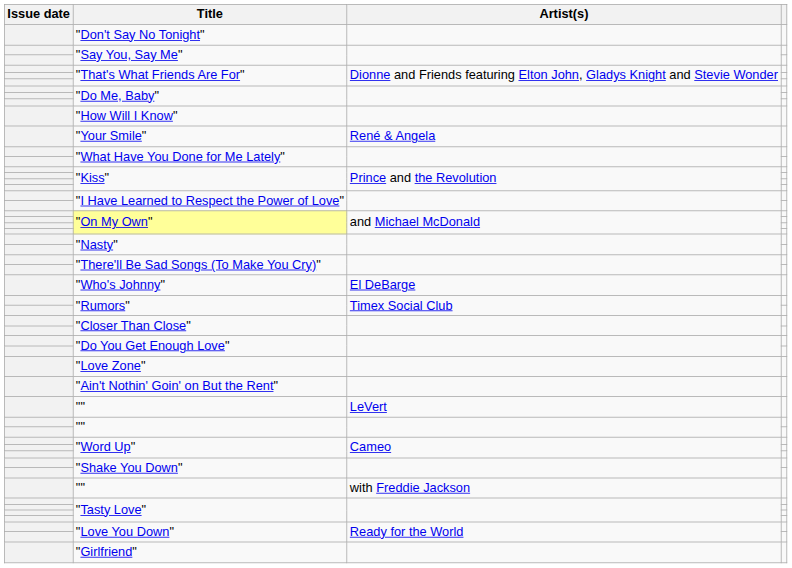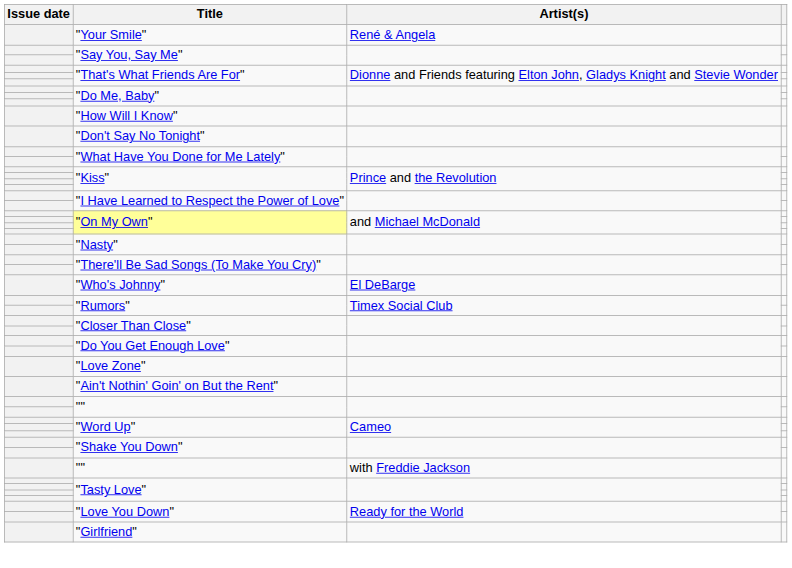rows swapped: (140, 34) <-> (111, 136)
- row: (80, 406)
